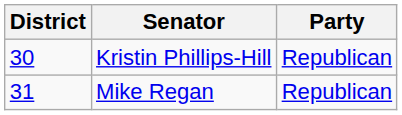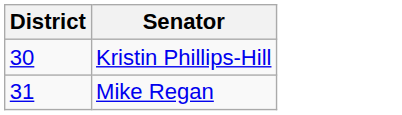- column: (337, 22)
